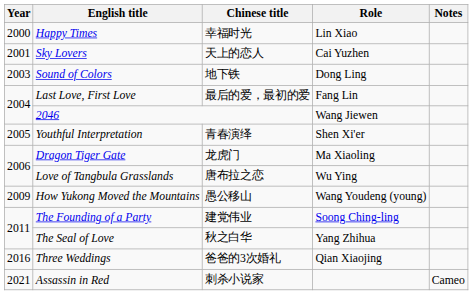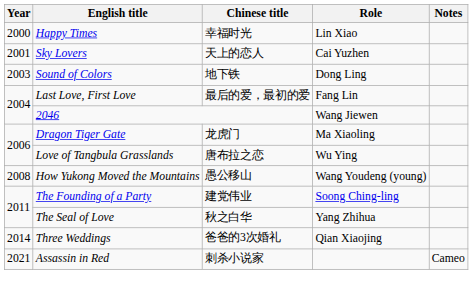- row: (89, 134)
(19, 196) 2009 -> (19, 176) 2008
(19, 259) 2016 -> (19, 238) 2014
